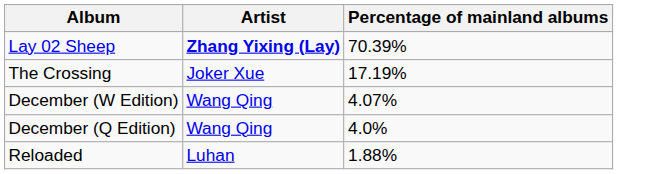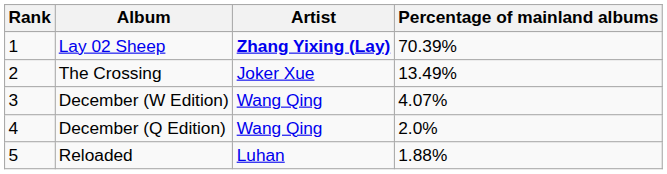+ column: (30, 18)
(377, 73) 17.19% -> (428, 73) 13.49%
(368, 127) 4.0% -> (418, 127) 2.0%
